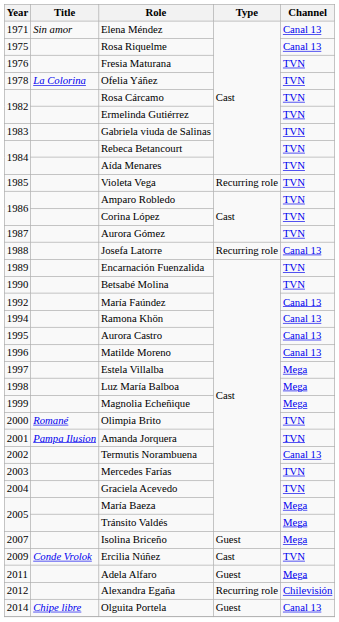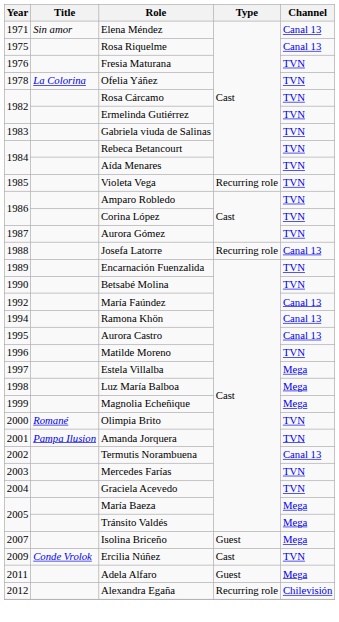(302, 353) Canal 13 -> (294, 353) TVN
- row: (134, 608)
